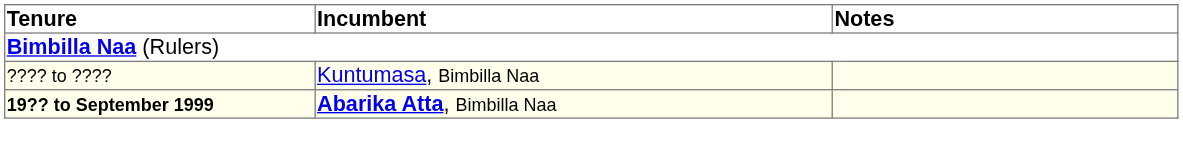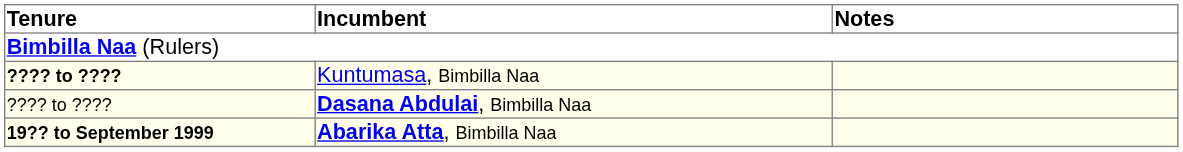(59, 76) normal -> (64, 75) bold
+ row: (454, 103)
